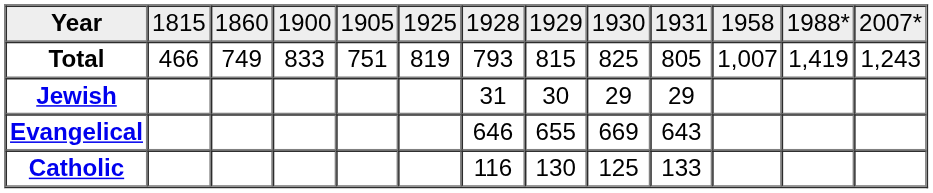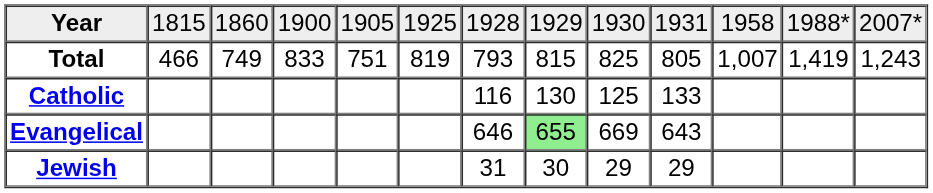rows swapped: (77, 168) <-> (77, 95)
(556, 132) no background -> (556, 132) lightgreen background
